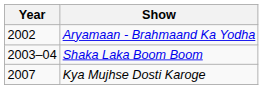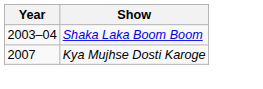- row: (159, 35)
